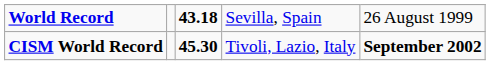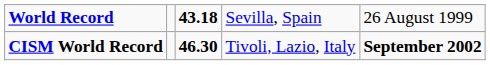(198, 45) 45.30 -> (198, 45) 46.30
